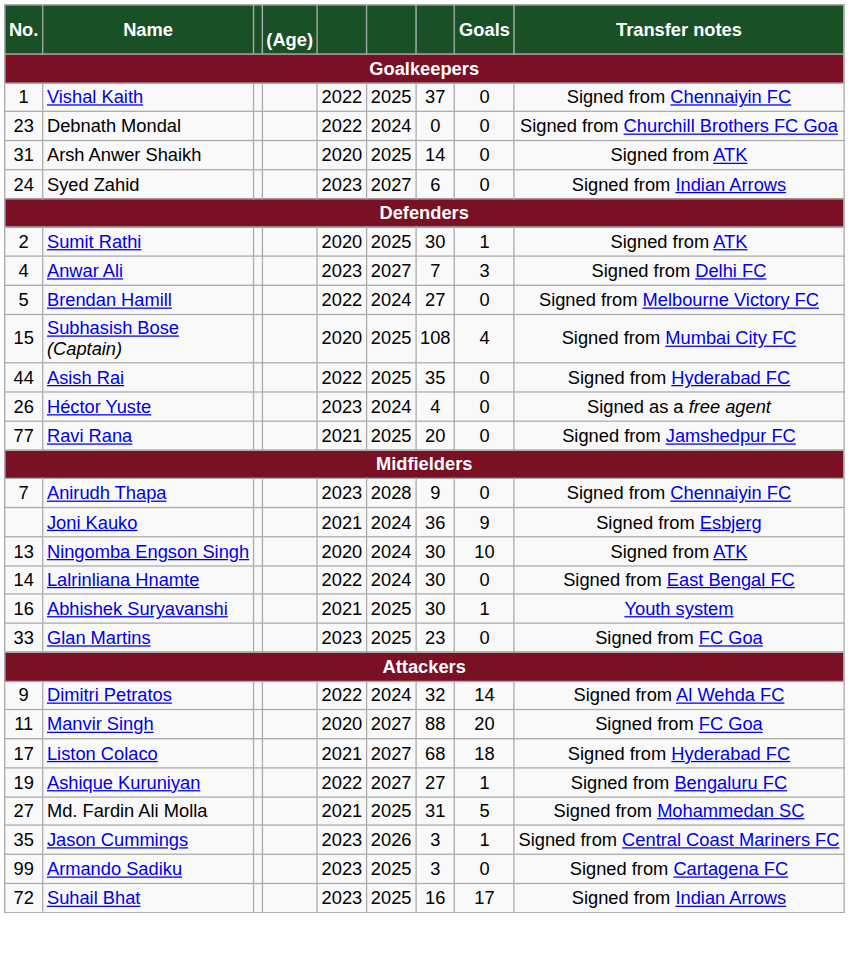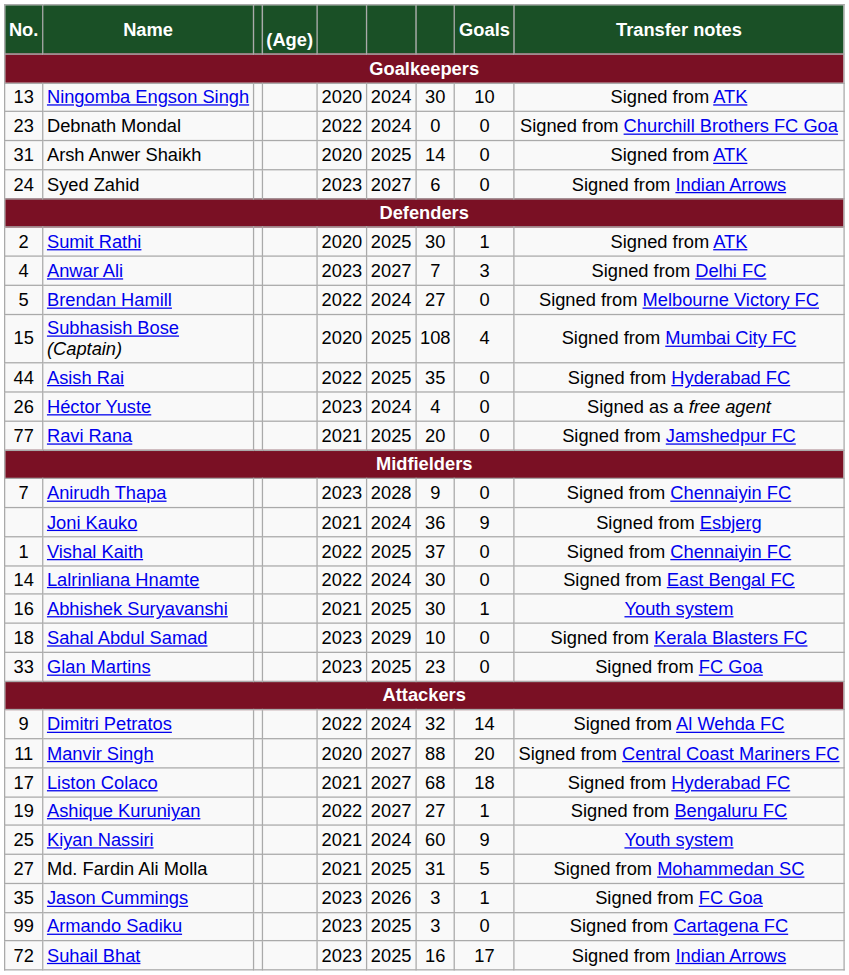rows swapped: (95, 98) <-> (148, 551)
+ row: (127, 638)
(679, 725) Signed from FC Goa -> (679, 754) Signed from Central Coast Mariners FC
+ row: (100, 840)
(679, 840) Signed from Central Coast Mariners FC -> (679, 898) Signed from FC Goa
